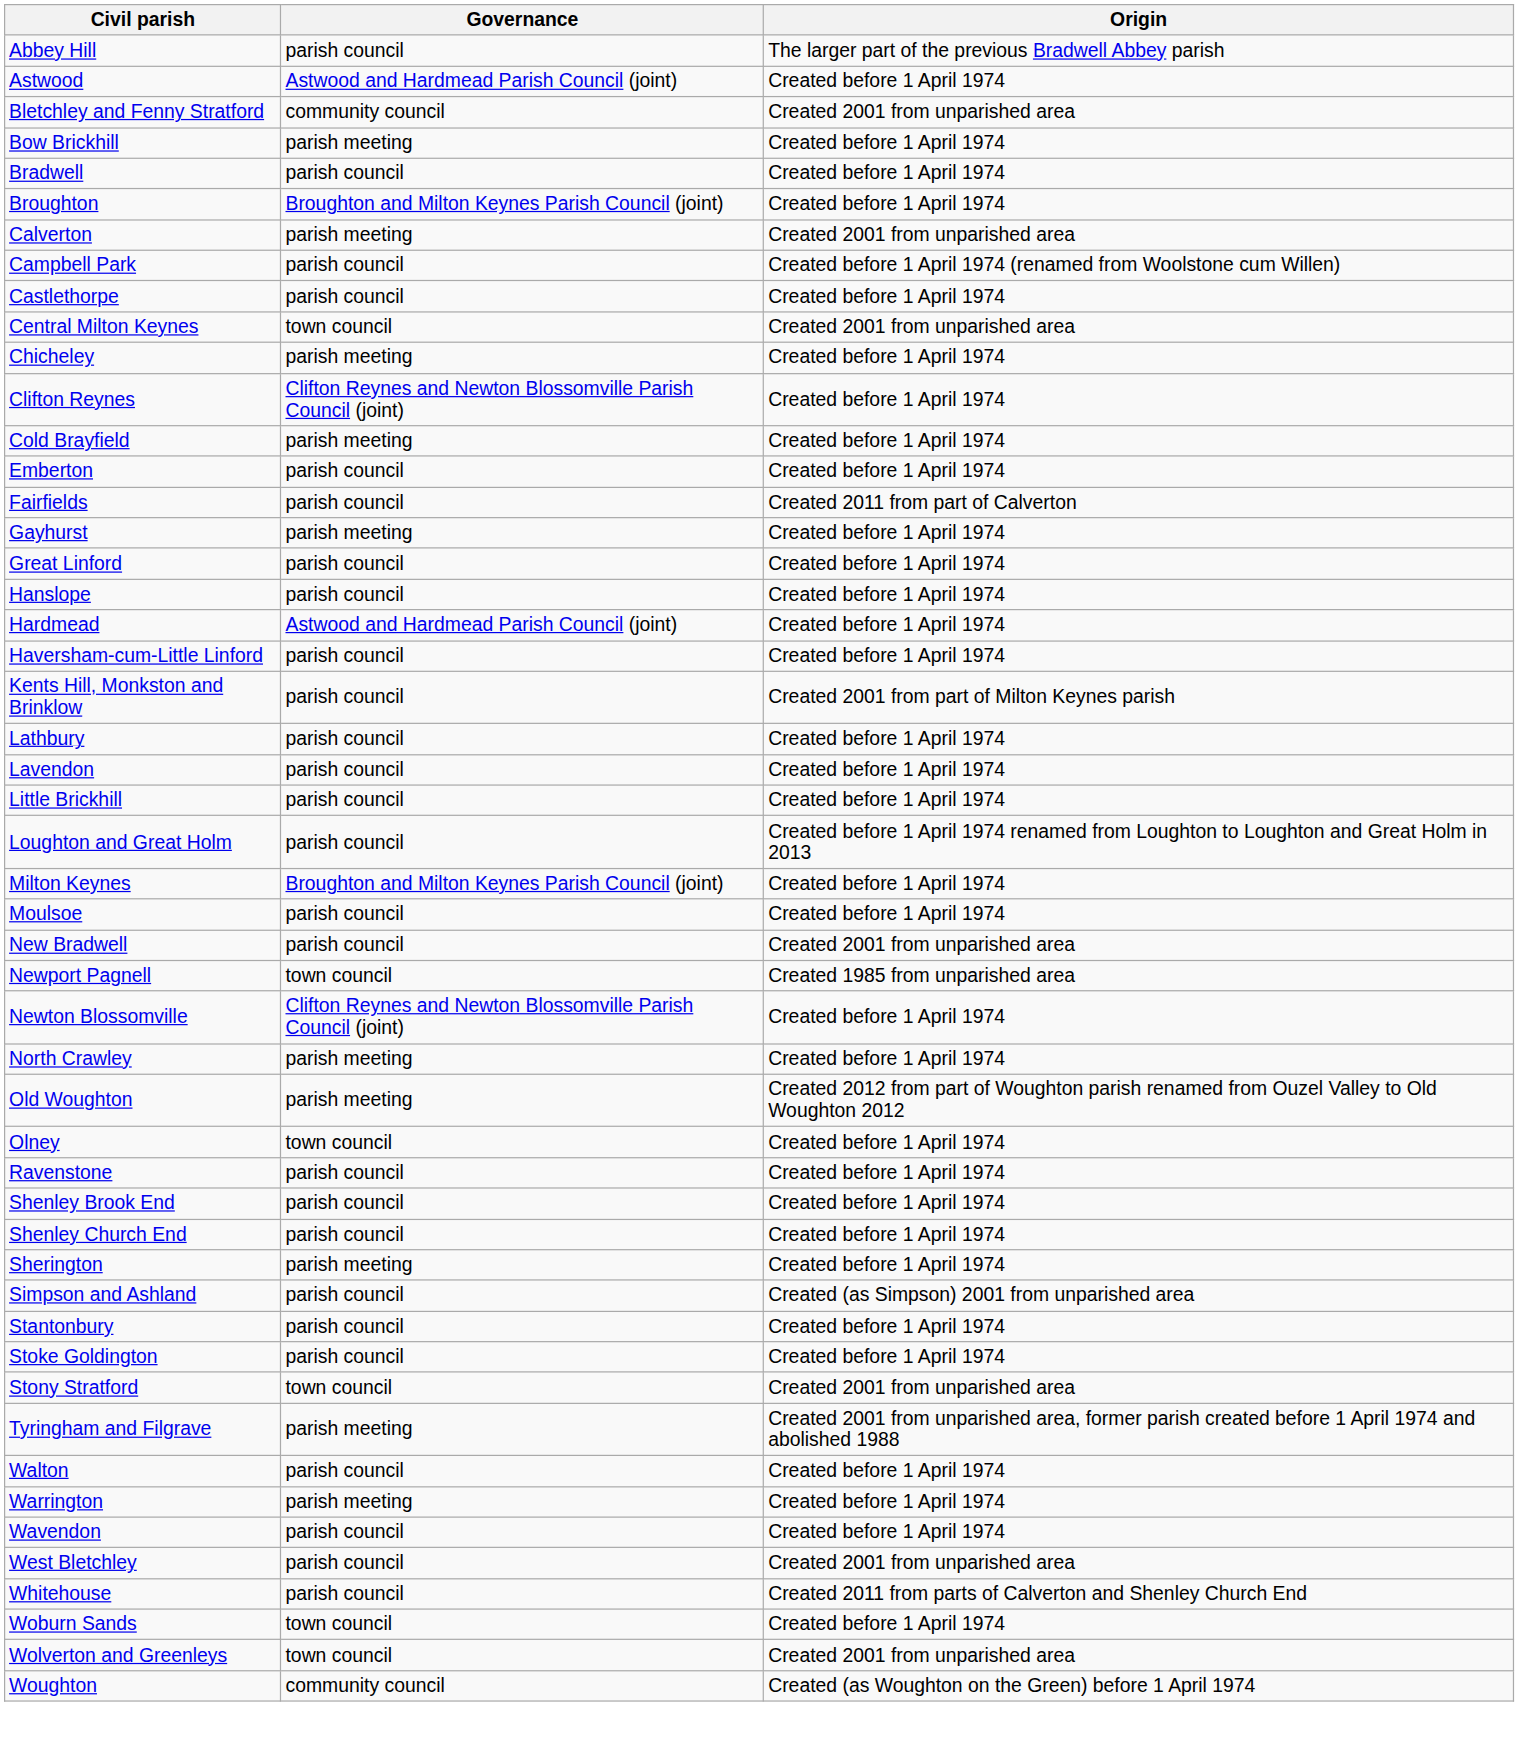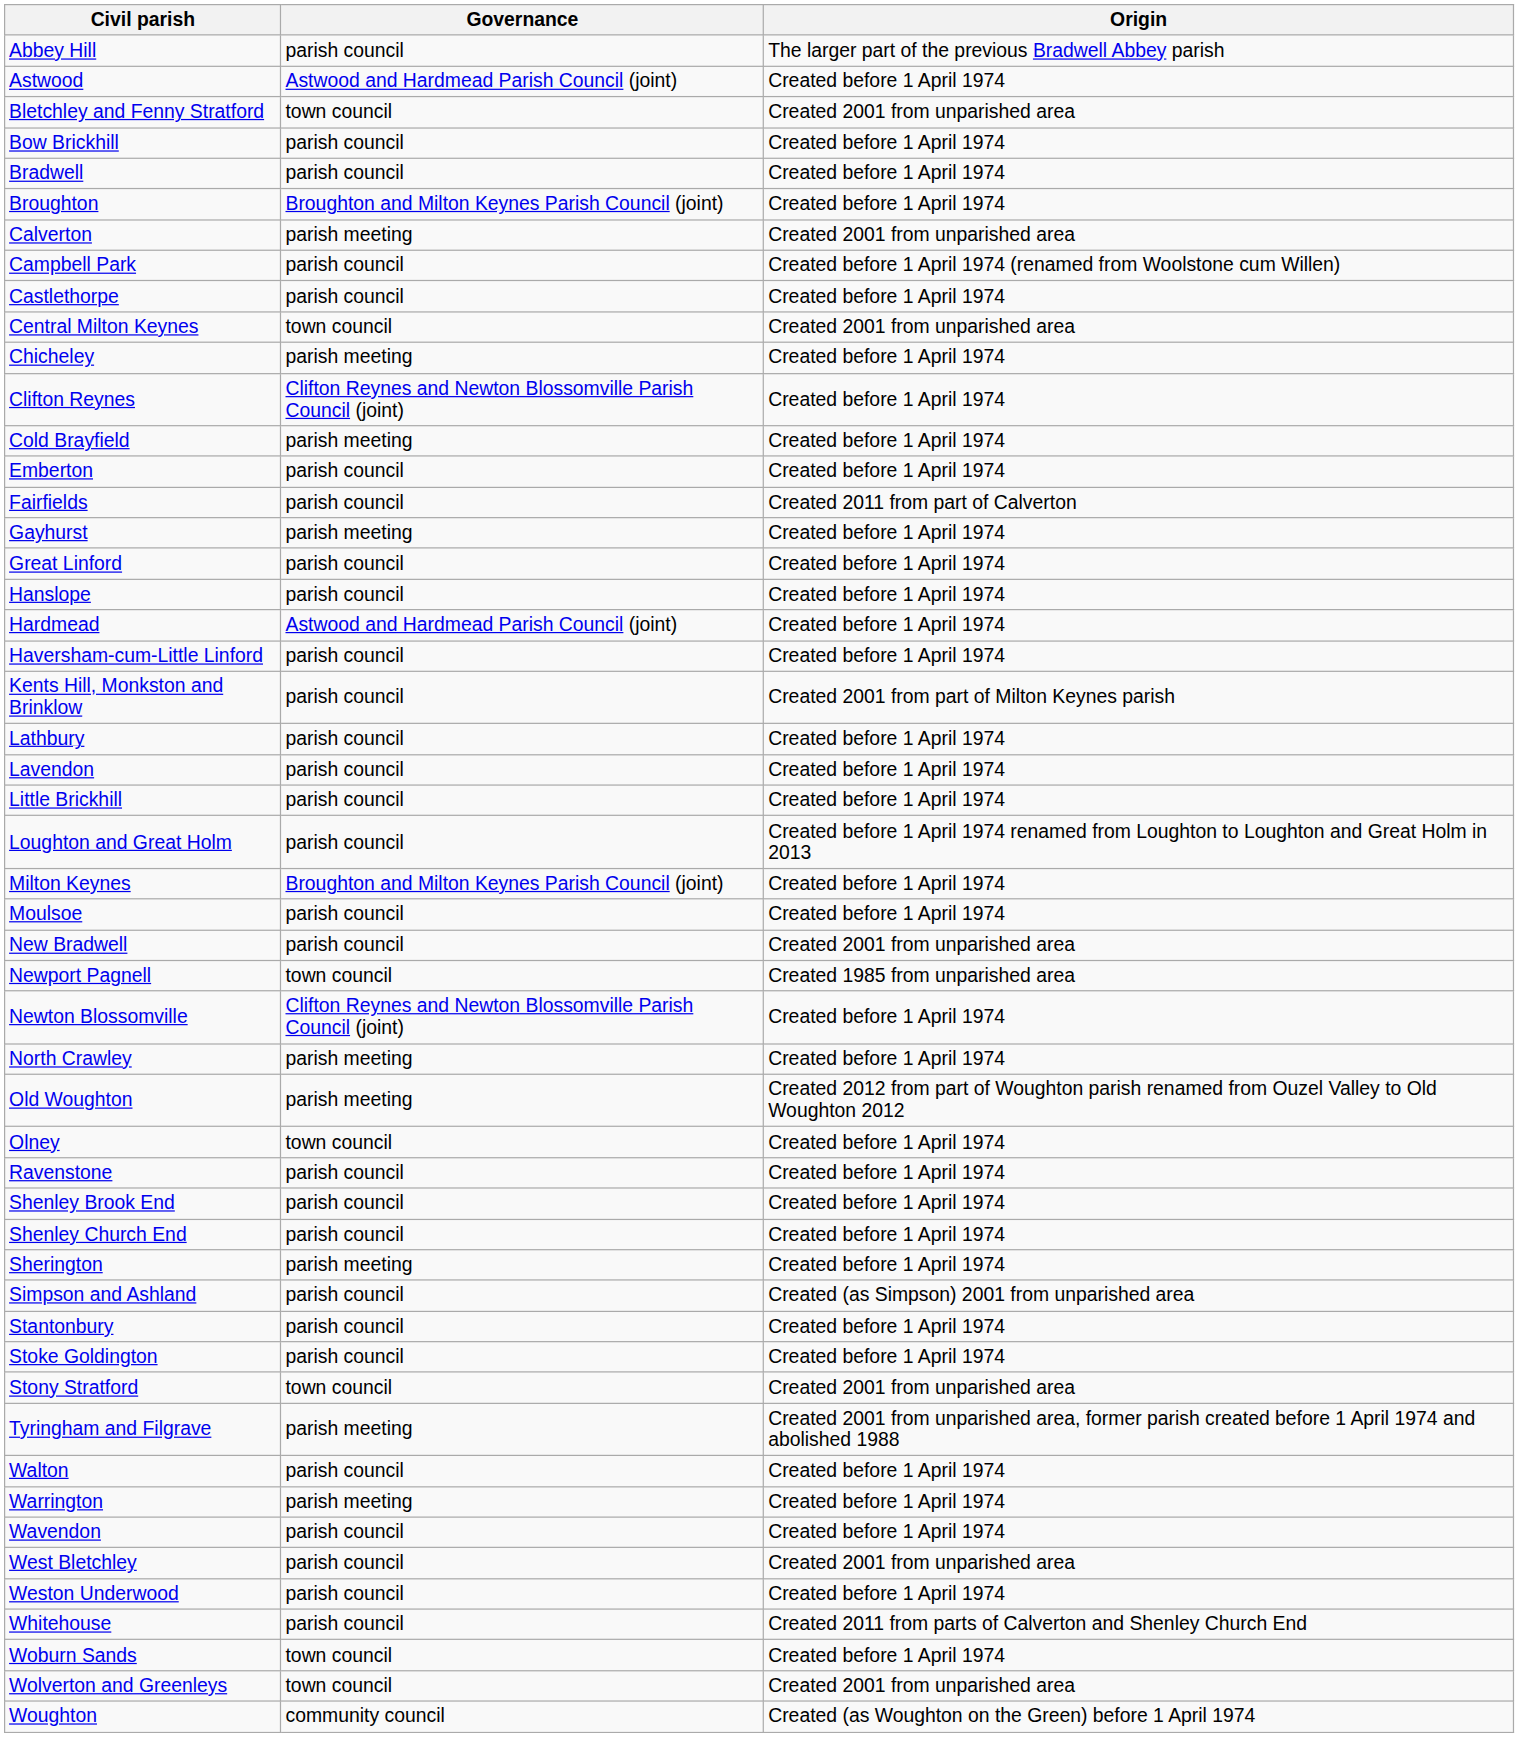(365, 111) community council -> (339, 111) town council
(349, 142) parish meeting -> (345, 142) parish council
+ row: (94, 1593)
